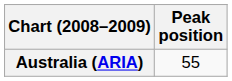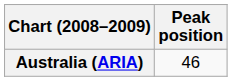(191, 62) 55 -> (191, 62) 46
